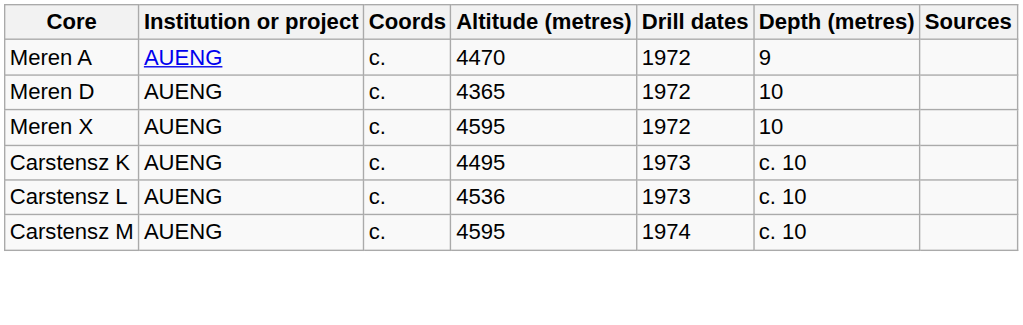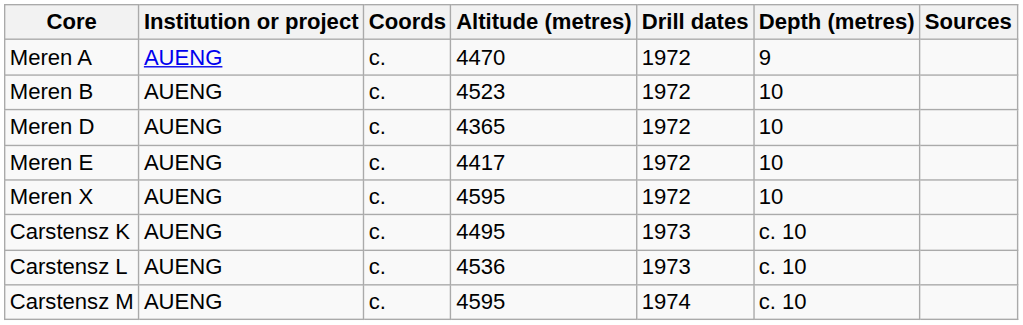+ row: (52, 92)
+ row: (52, 162)
